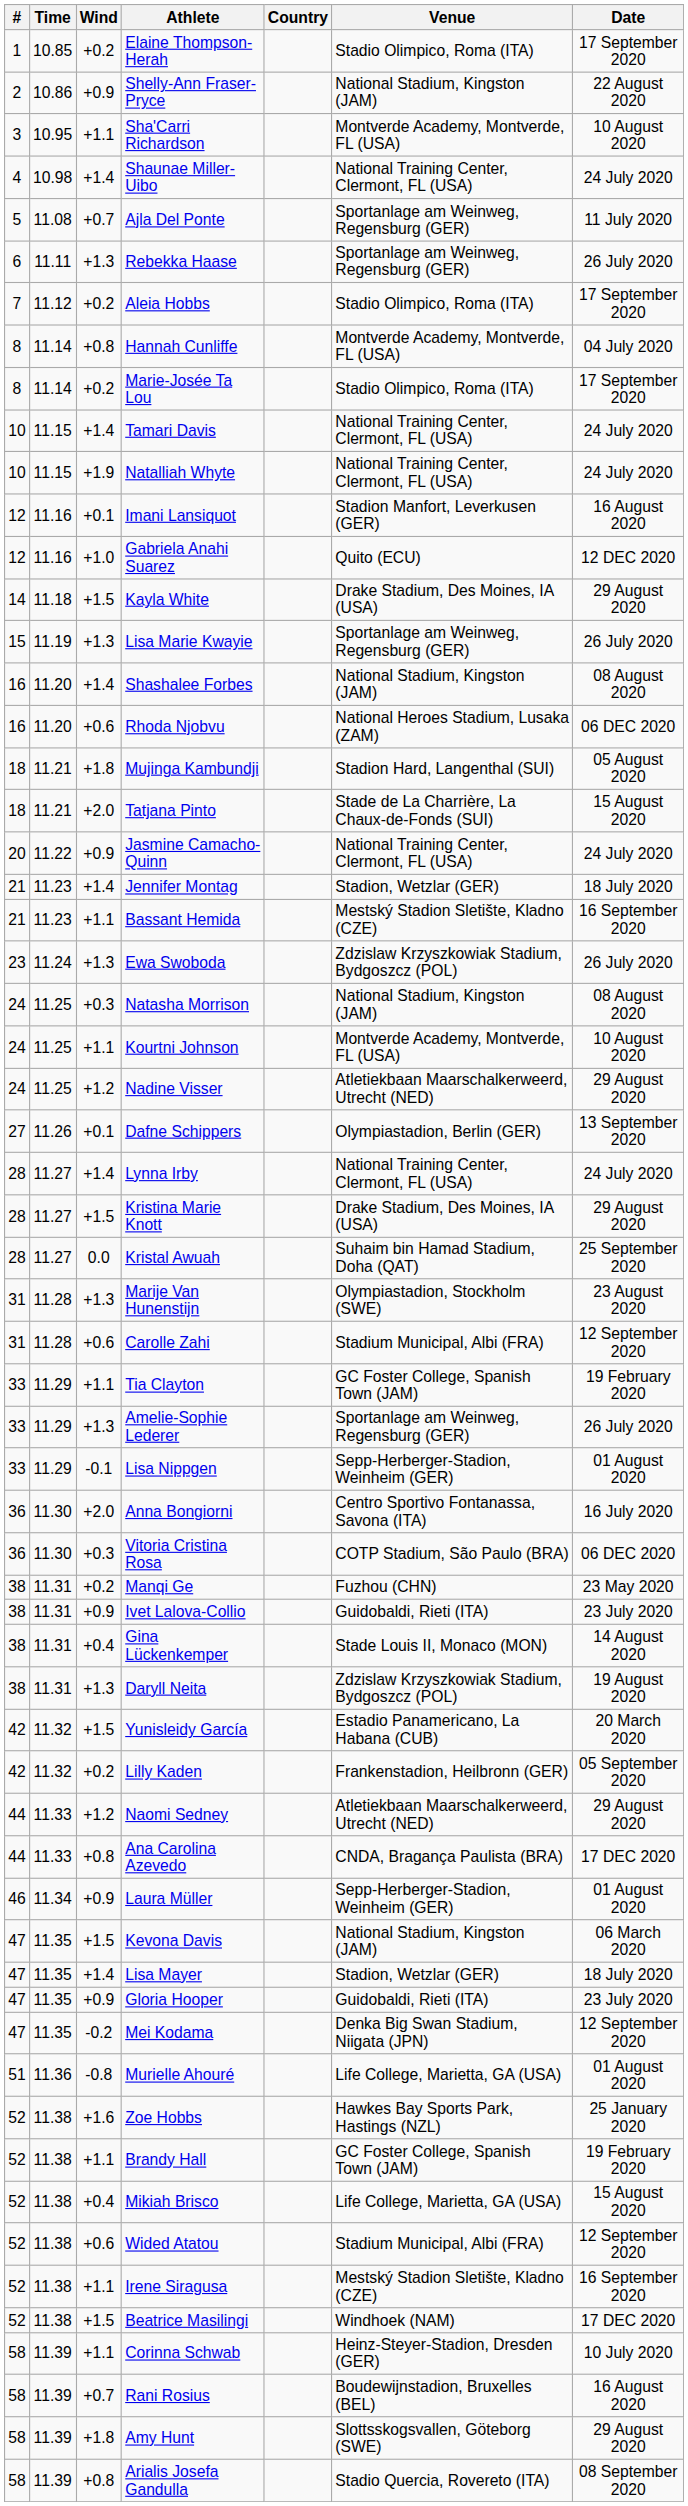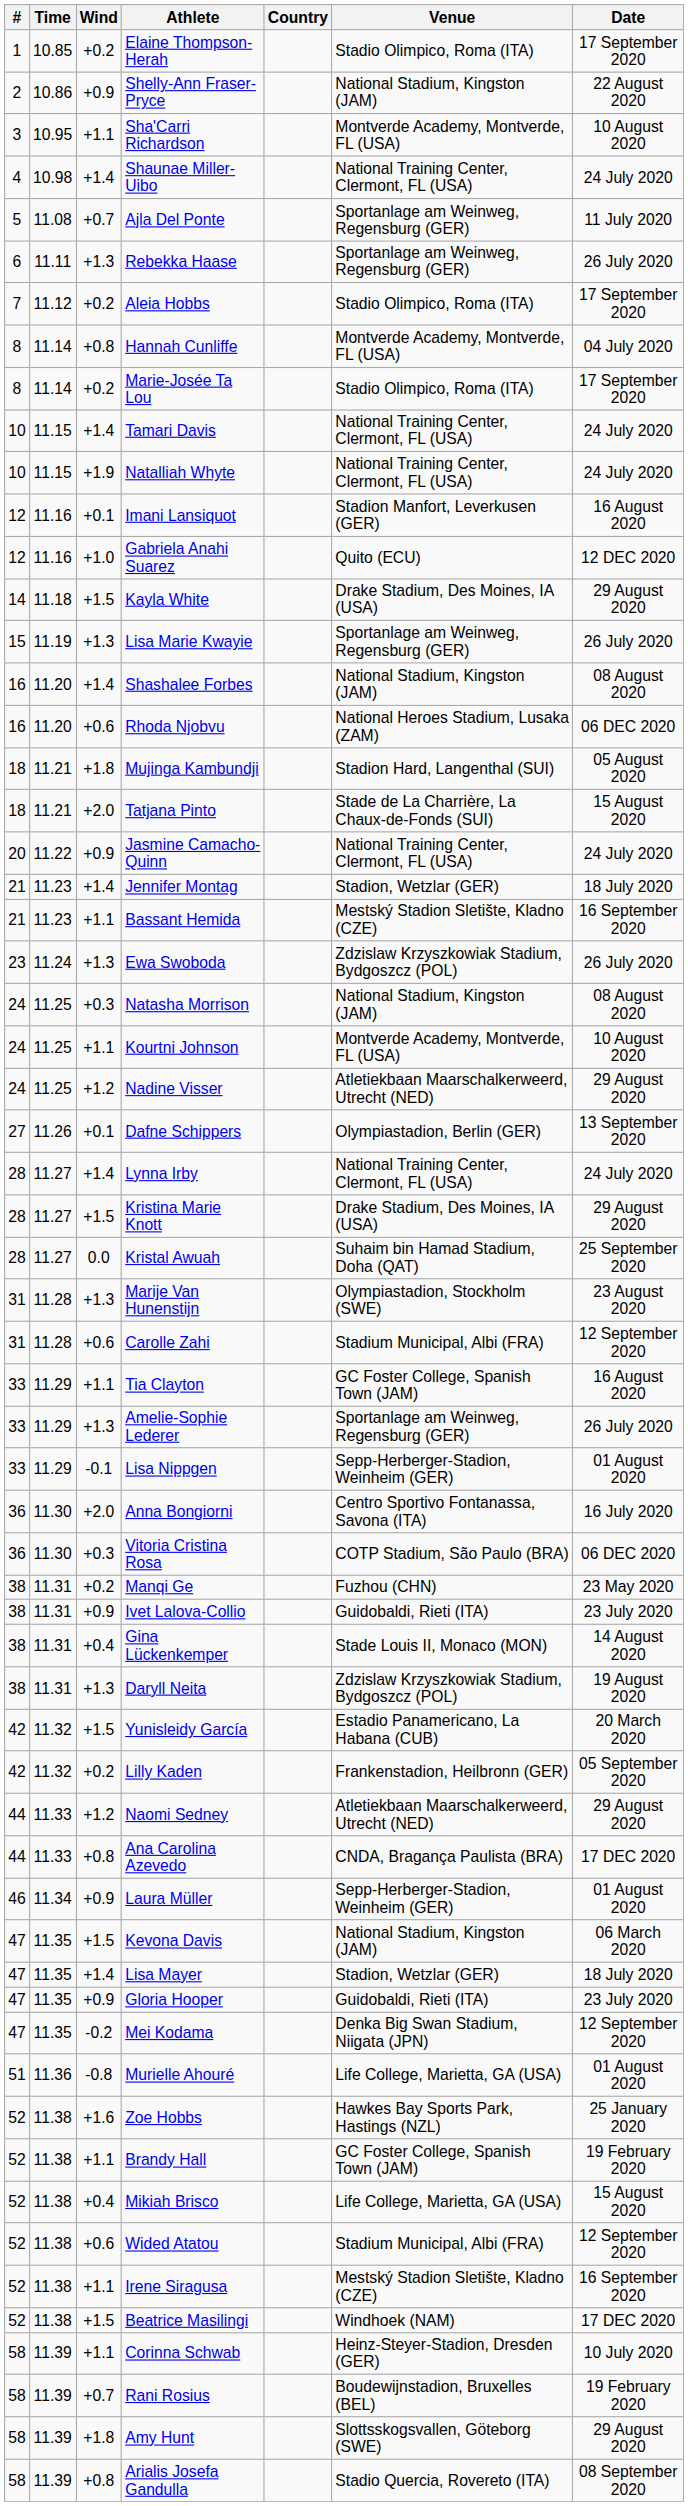(628, 1385) 19 February 2020 -> (628, 1385) 16 August 2020
(628, 2396) 16 August 2020 -> (628, 2396) 19 February 2020
